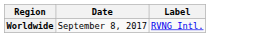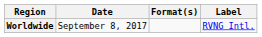+ column: (175, 11)
